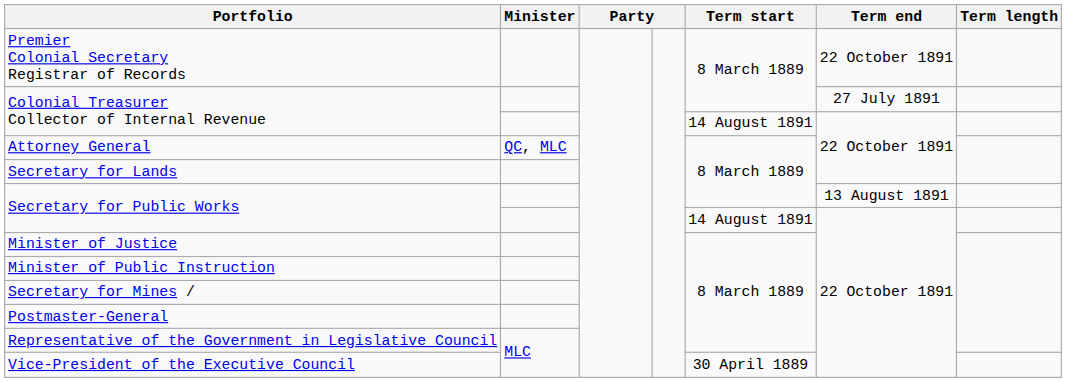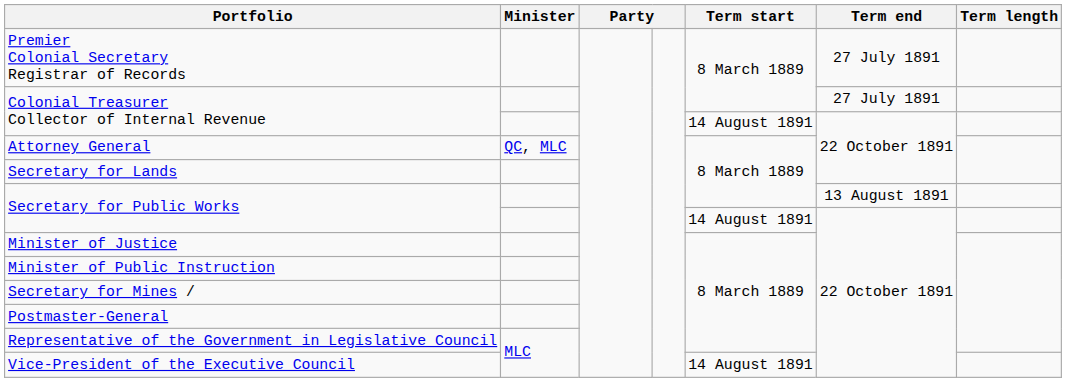(886, 58) 22 October 1891 -> (886, 58) 27 July 1891
(750, 365) 30 April 1889 -> (750, 365) 14 August 1891
